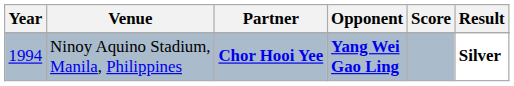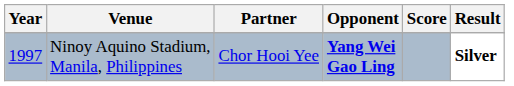(25, 56) 1994 -> (25, 56) 1997
(271, 56) bold -> (269, 56) normal
